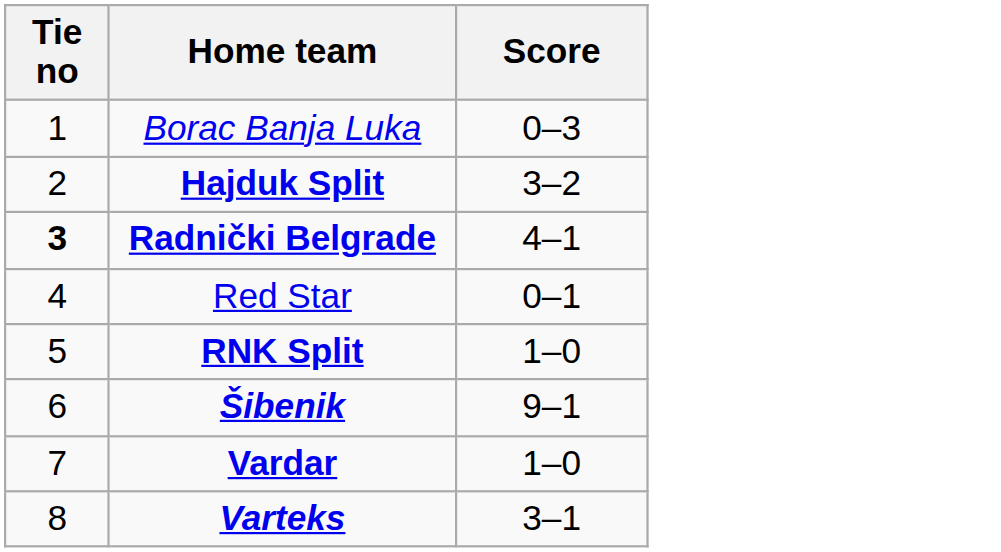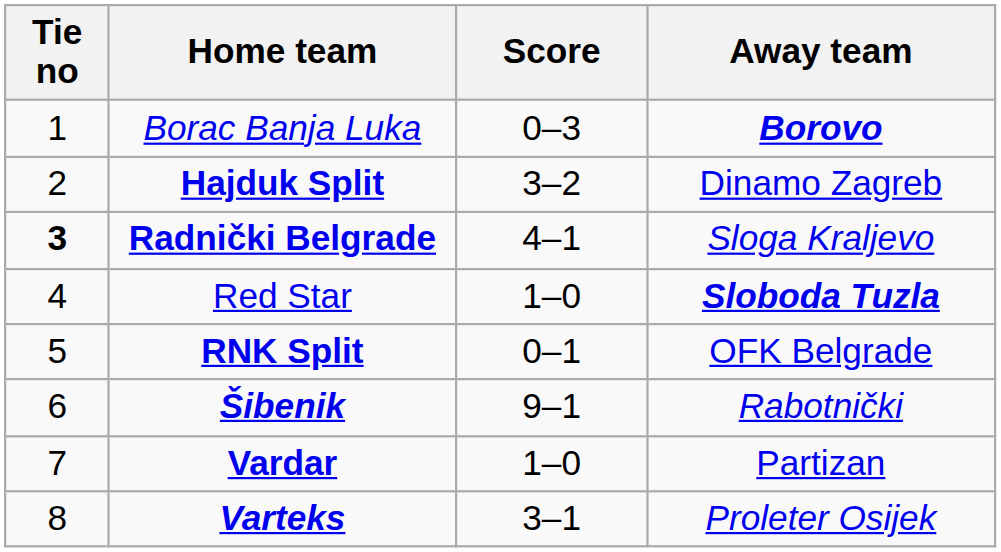+ column: (821, 52)
(552, 295) 0–1 -> (552, 295) 1–0
(552, 351) 1–0 -> (552, 351) 0–1
